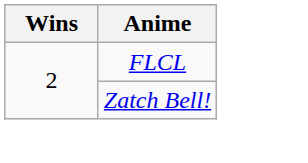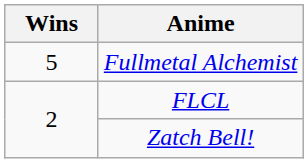+ row: (201, 61)
